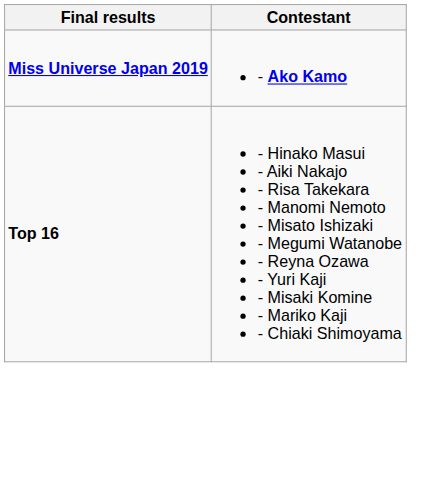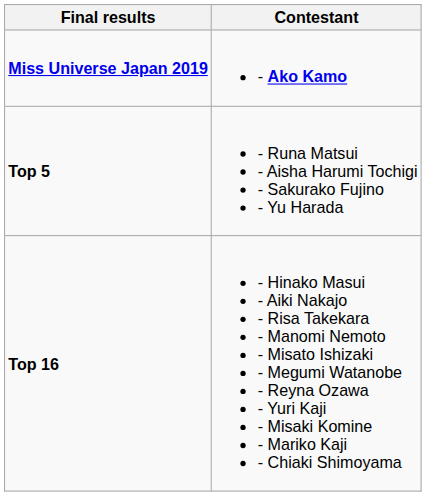+ row: (29, 171)
